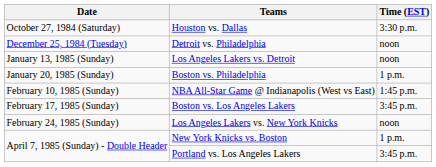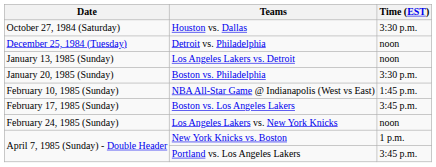(392, 75) 1 p.m. -> (398, 75) 3:30 p.m.
